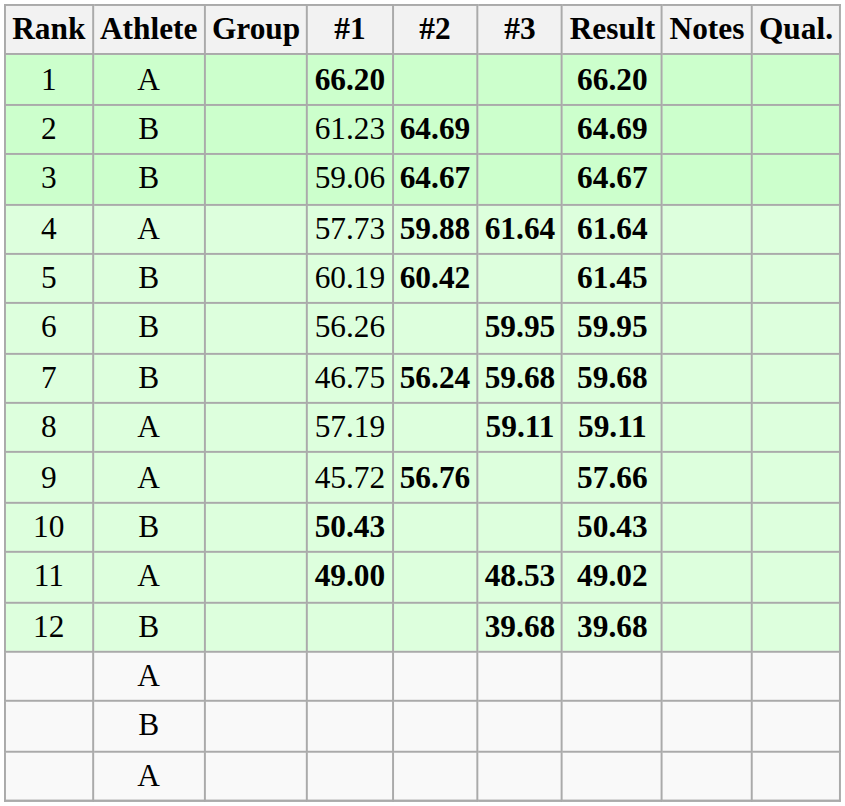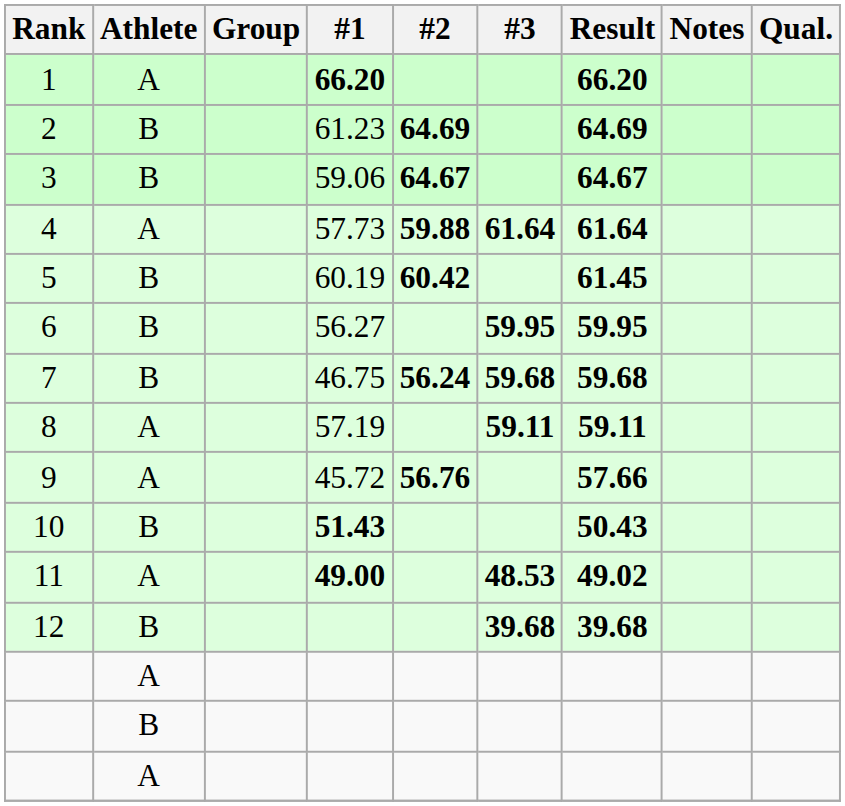(350, 327) 56.26 -> (350, 327) 56.27
(350, 526) 50.43 -> (350, 526) 51.43
